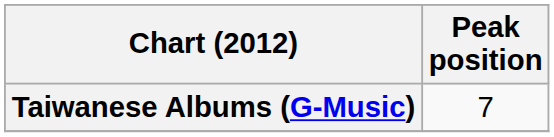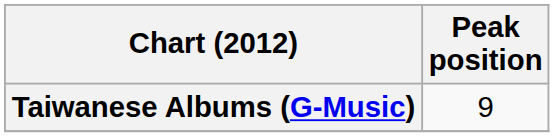(486, 107) 7 -> (486, 107) 9
